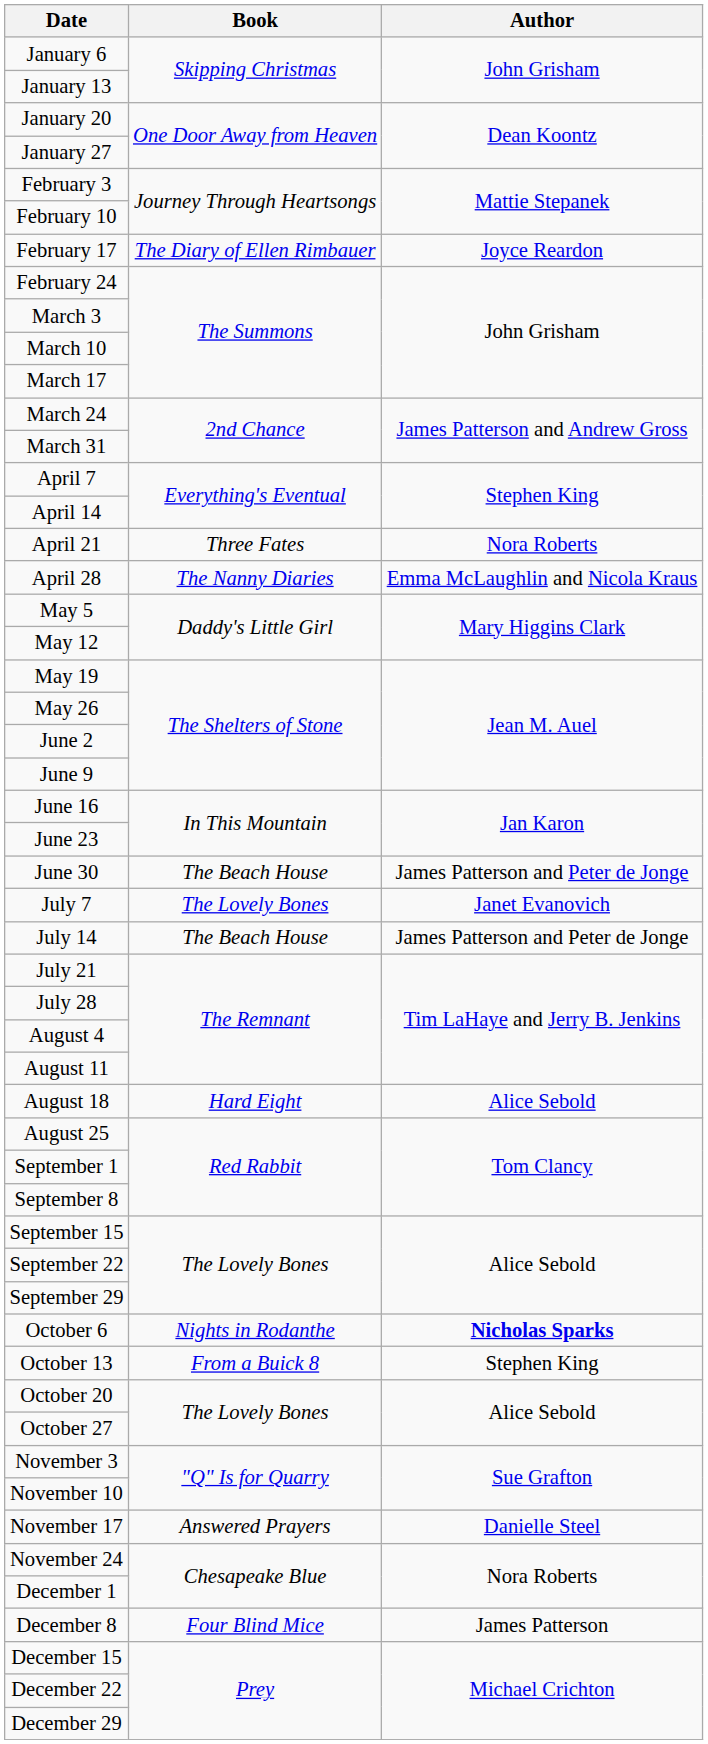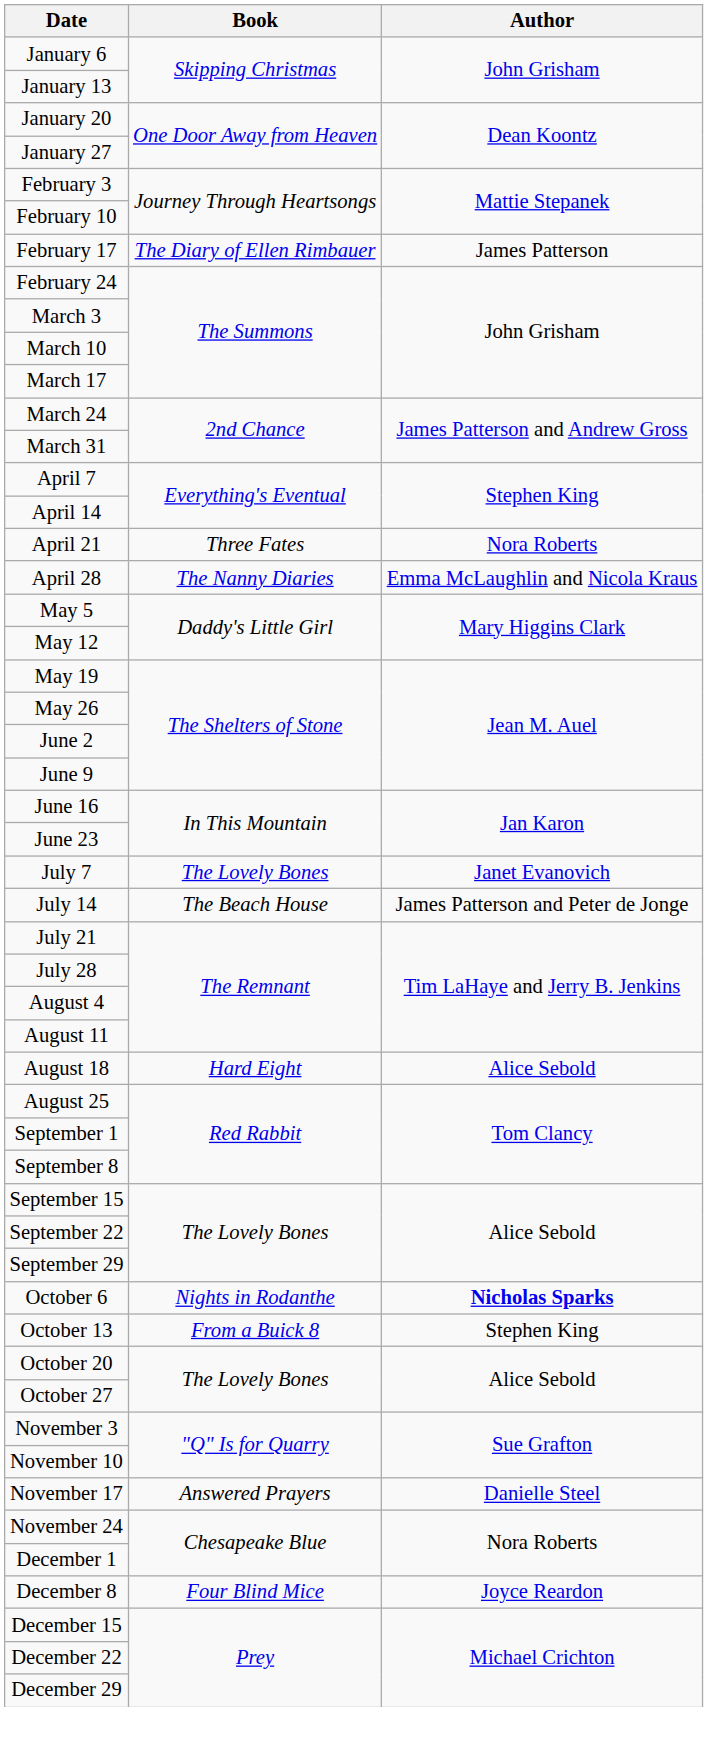(542, 250) Joyce Reardon -> (542, 250) James Patterson
- row: (66, 871)
(542, 1624) James Patterson -> (542, 1592) Joyce Reardon
